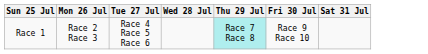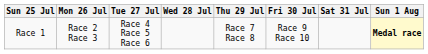+ column: (397, 11)
(240, 33) paleturquoise background -> (240, 33) no background
